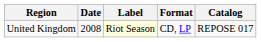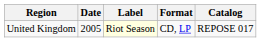(91, 28) 2008 -> (91, 28) 2005
